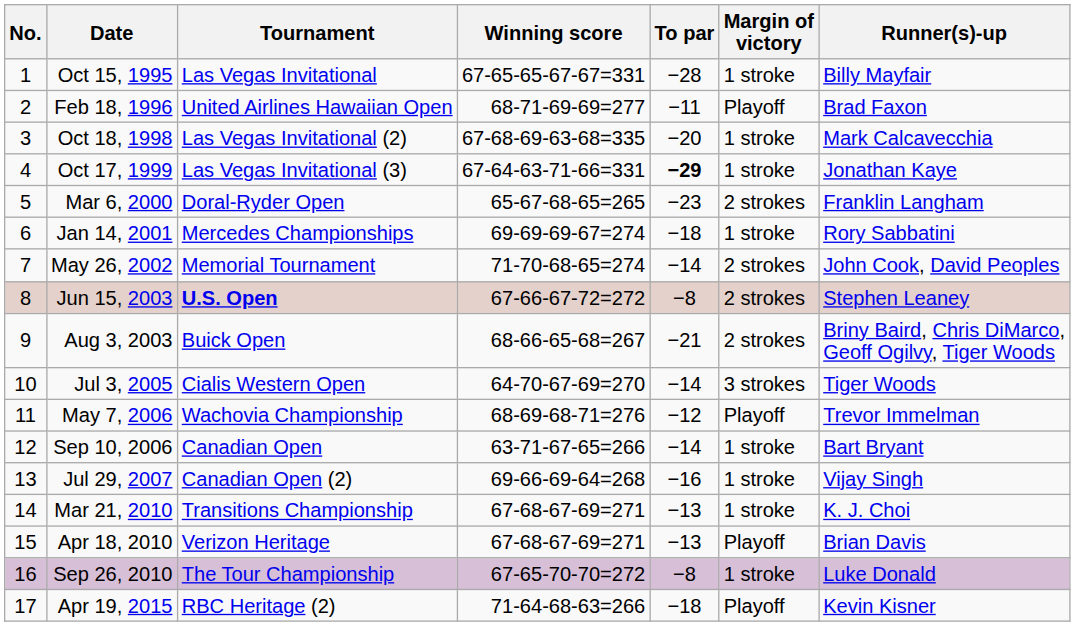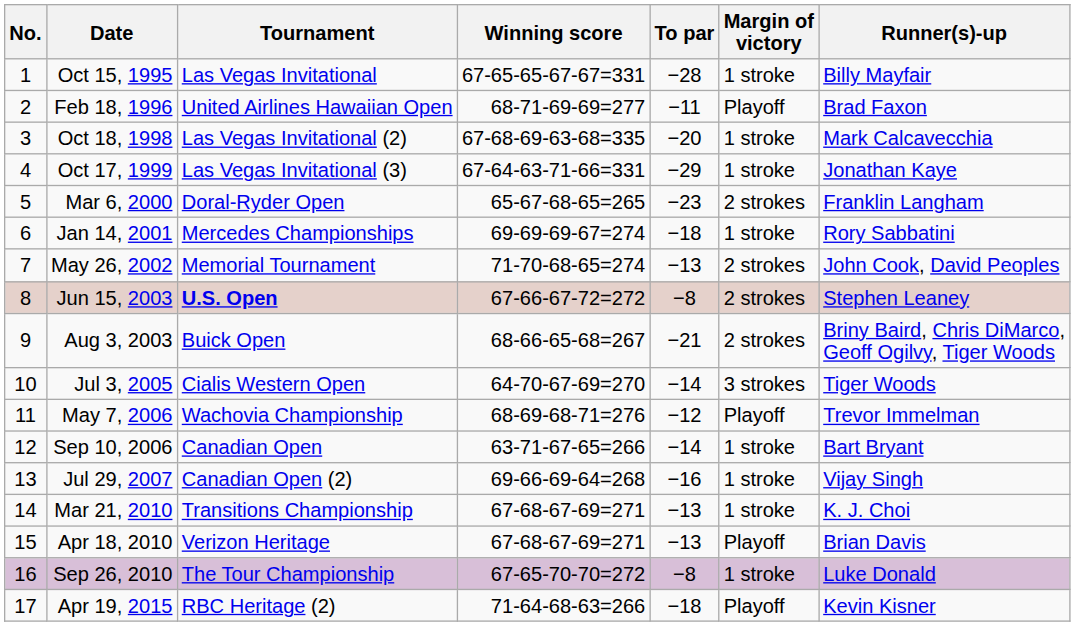(684, 170) bold -> (684, 170) normal
(684, 266) −14 -> (684, 266) −13
